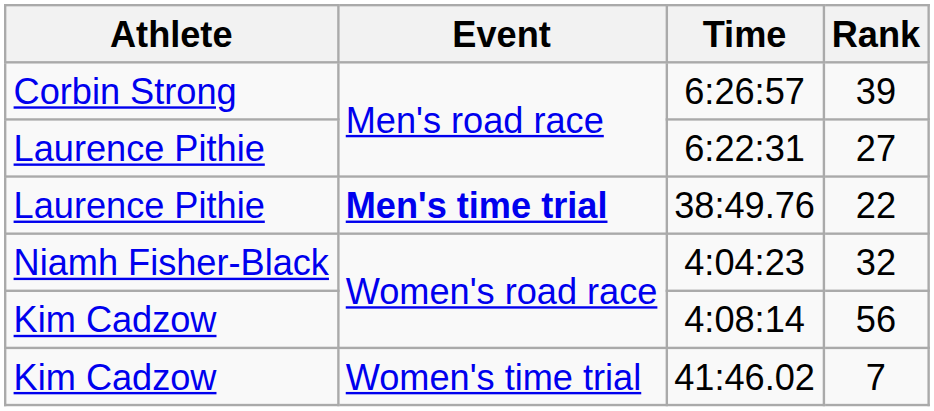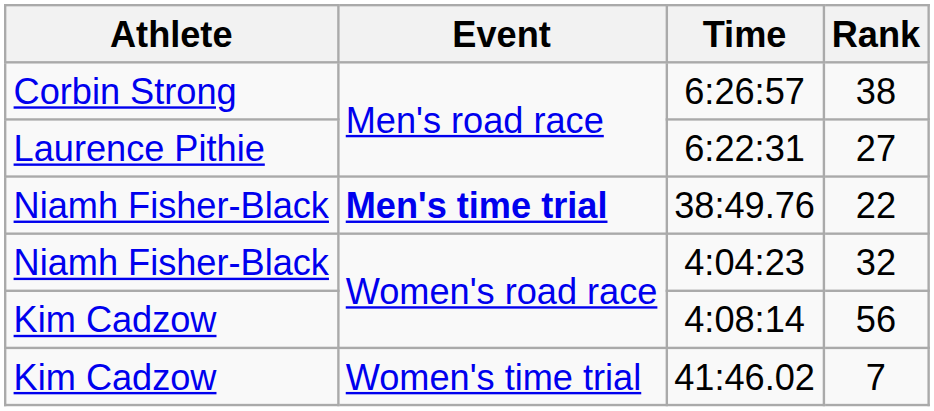(876, 91) 39 -> (876, 91) 38
(139, 206) Laurence Pithie -> (171, 206) Niamh Fisher-Black
